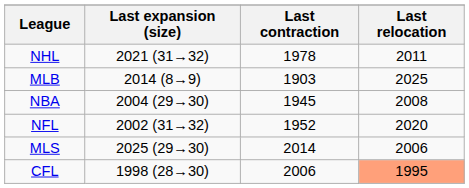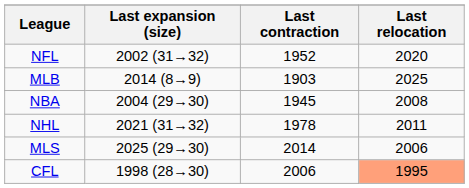rows swapped: (45, 125) <-> (45, 56)
